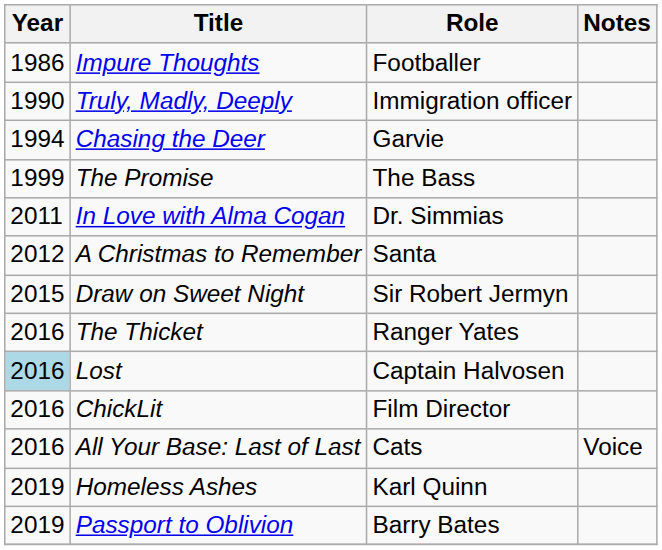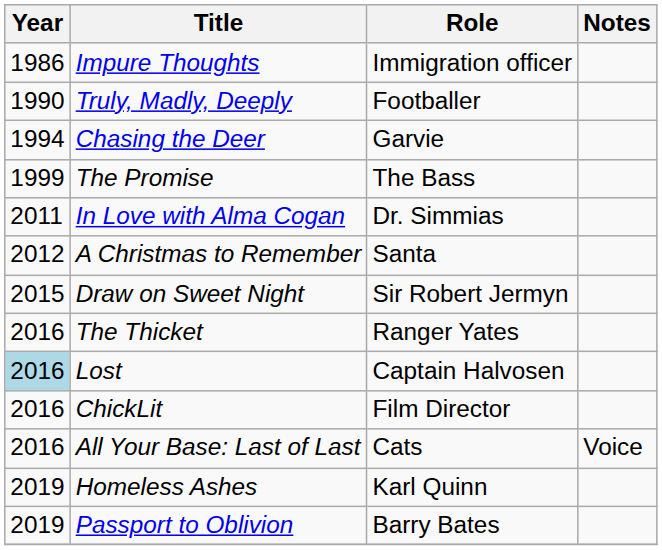(427, 62) Footballer -> (472, 62) Immigration officer
(472, 100) Immigration officer -> (427, 100) Footballer
